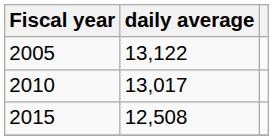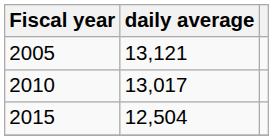(156, 53) 13,122 -> (156, 53) 13,121
(156, 118) 12,508 -> (156, 118) 12,504
